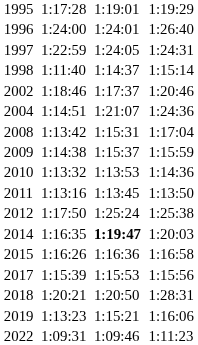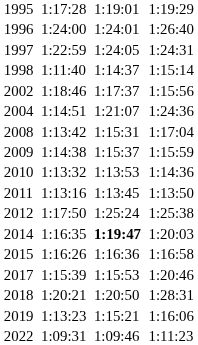(171, 91) 1:20:46 -> (171, 91) 1:15:56
(171, 275) 1:15:56 -> (171, 275) 1:20:46
